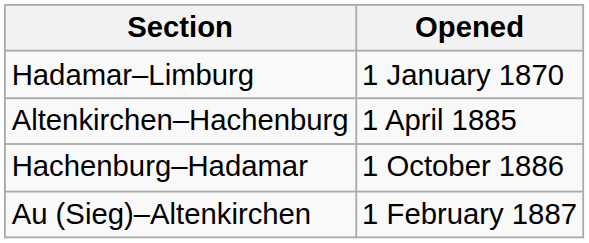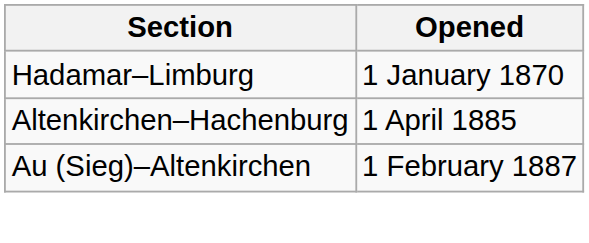- row: (160, 167)
